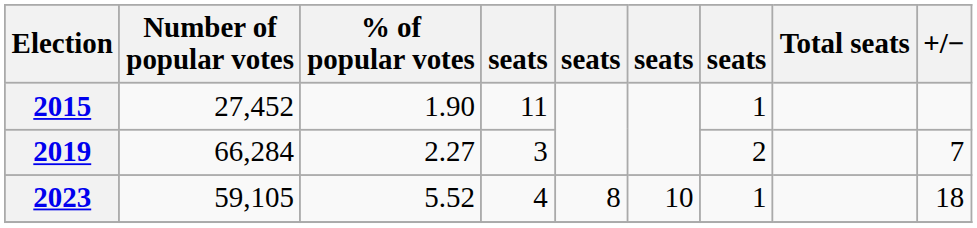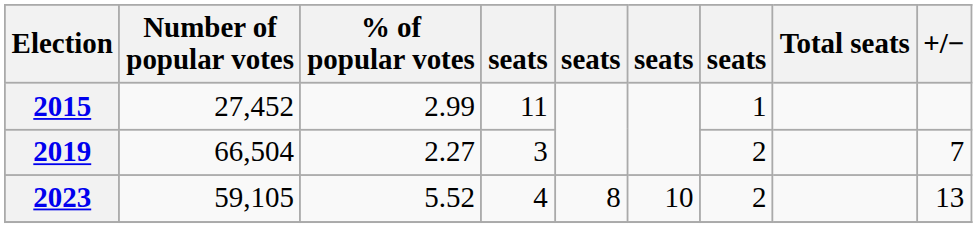(450, 105) 1.90 -> (450, 105) 2.99
(254, 151) 66,284 -> (254, 151) 66,504
(759, 197) 1 -> (759, 197) 2
(950, 197) 18 -> (950, 197) 13
